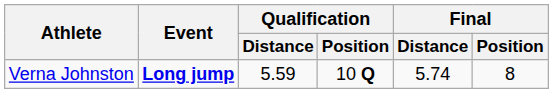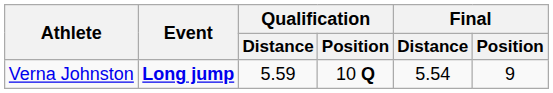(433, 75) 5.74 -> (433, 75) 5.54
(510, 75) 8 -> (510, 75) 9
